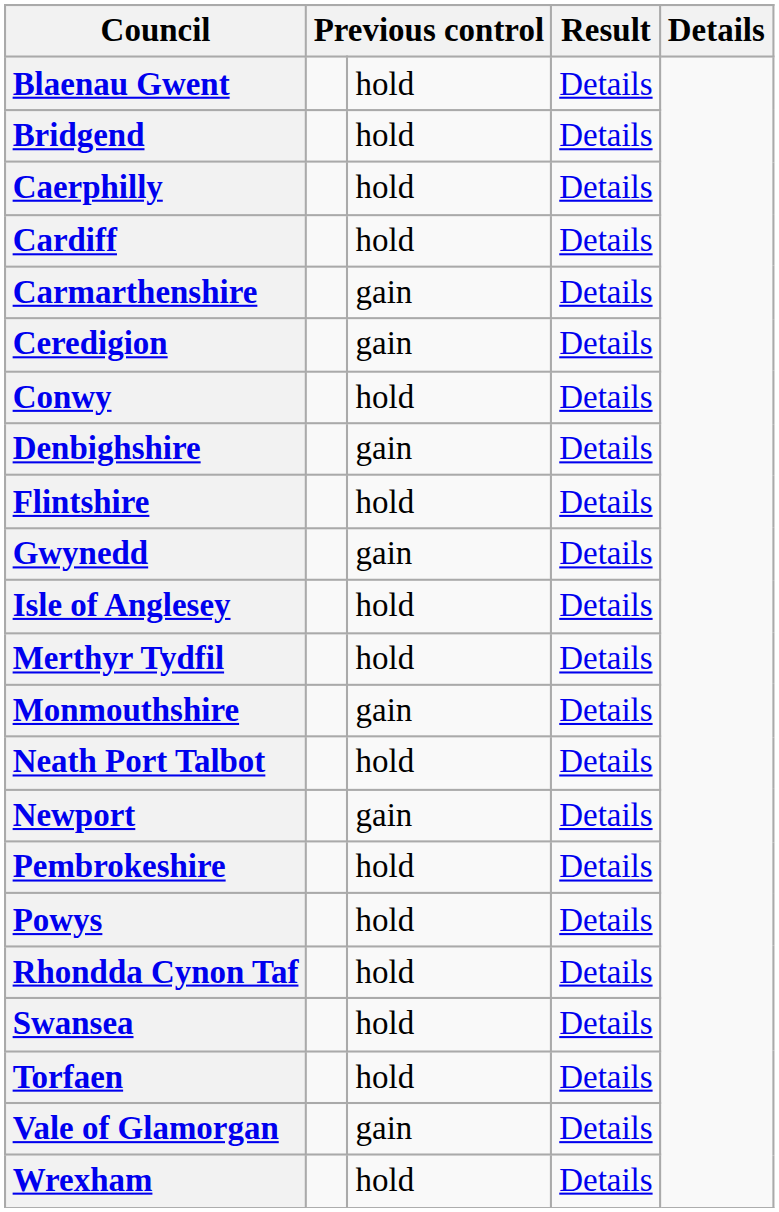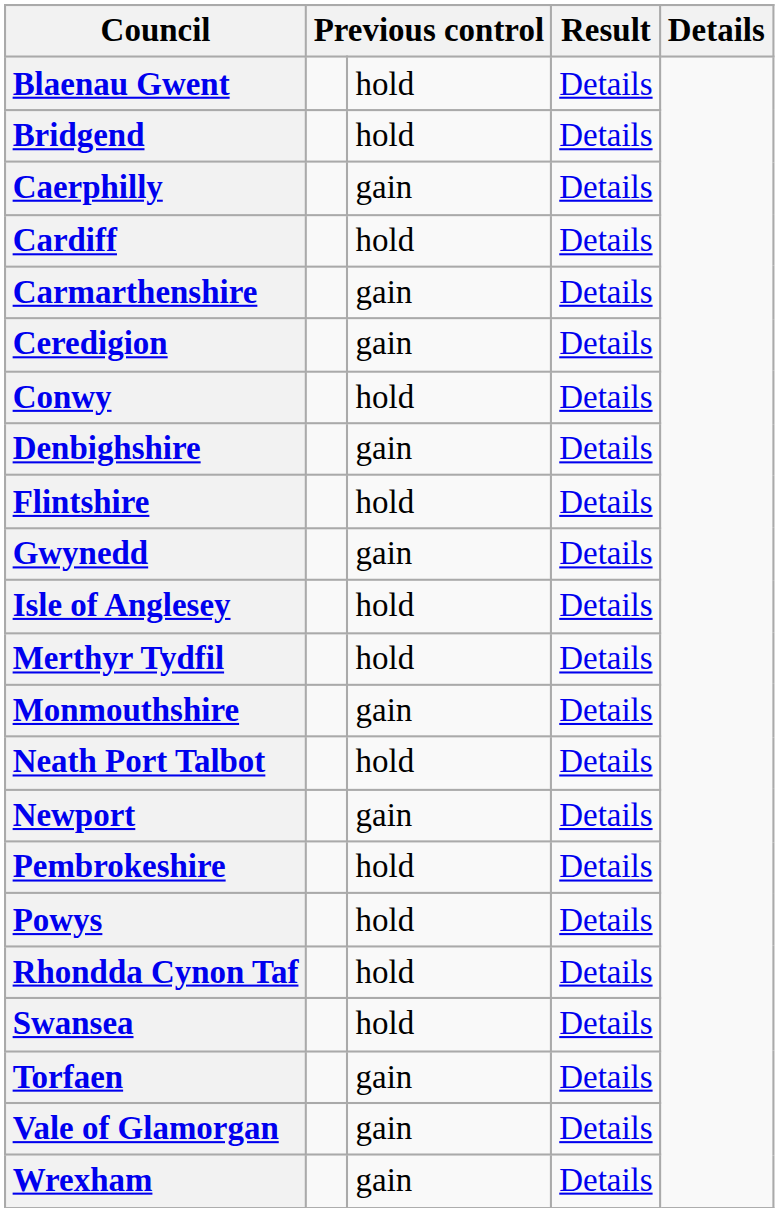(385, 187) hold -> (384, 187) gain
(385, 1076) hold -> (384, 1076) gain
(385, 1180) hold -> (384, 1180) gain
